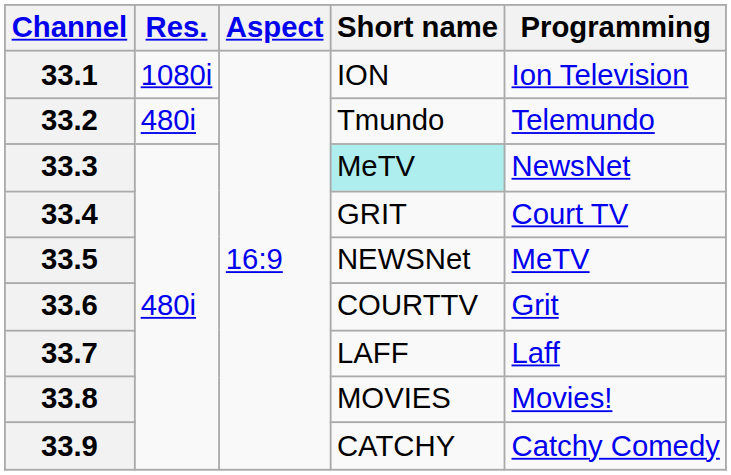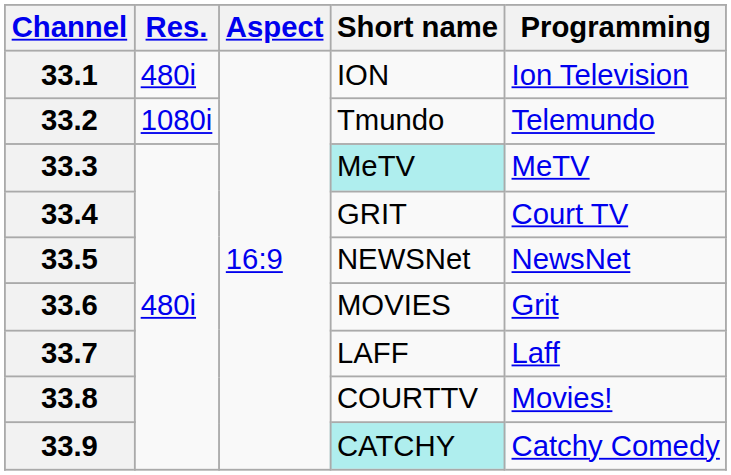(177, 74) 1080i -> (168, 74) 480i
(168, 120) 480i -> (177, 120) 1080i
(571, 167) NewsNet -> (551, 167) MeTV
(551, 259) MeTV -> (571, 259) NewsNet
(407, 306) COURTTV -> (394, 306) MOVIES
(394, 399) MOVIES -> (407, 399) COURTTV
(396, 445) no background -> (396, 445) paleturquoise background
